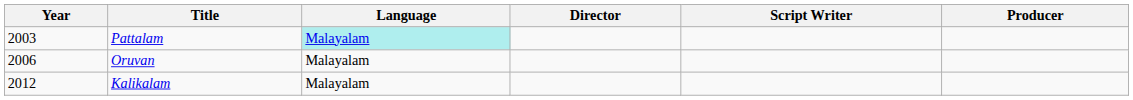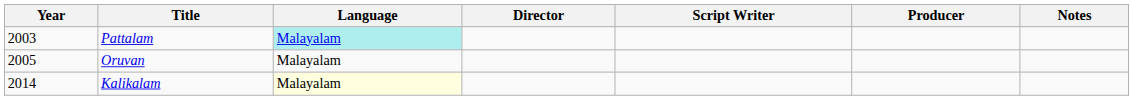+ column: (1074, 15)
(22, 60) 2006 -> (22, 60) 2005
(22, 83) 2012 -> (22, 83) 2014
(337, 83) no background -> (309, 83) lightyellow background
